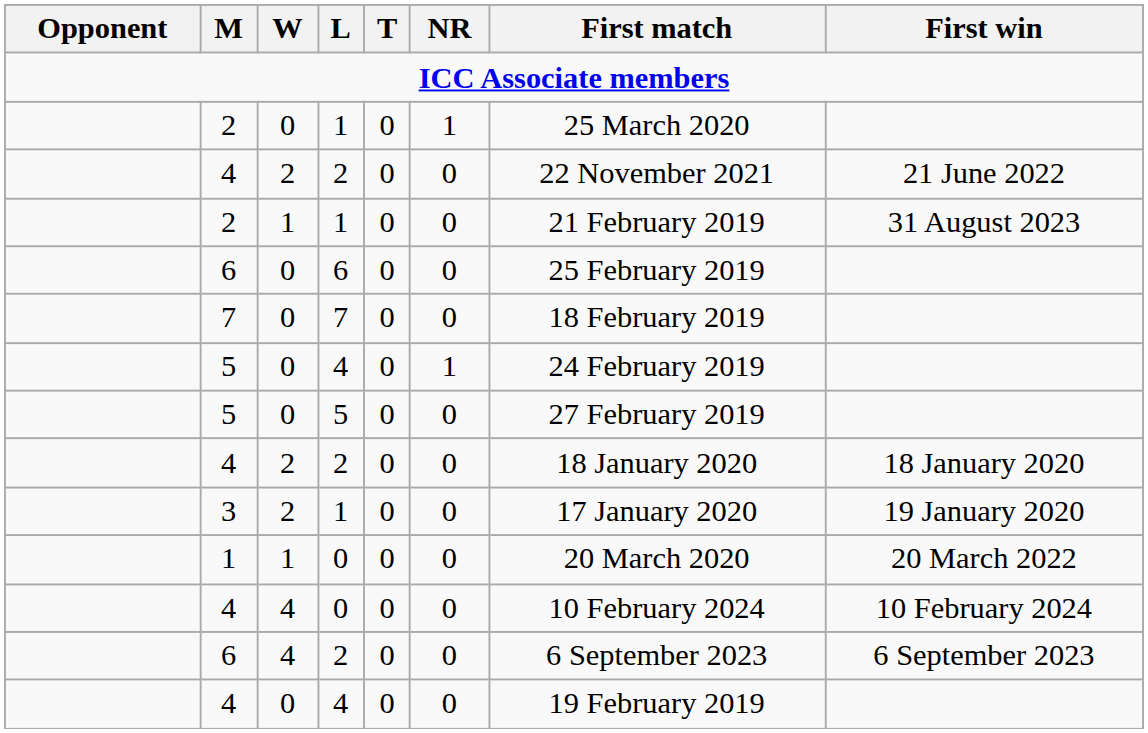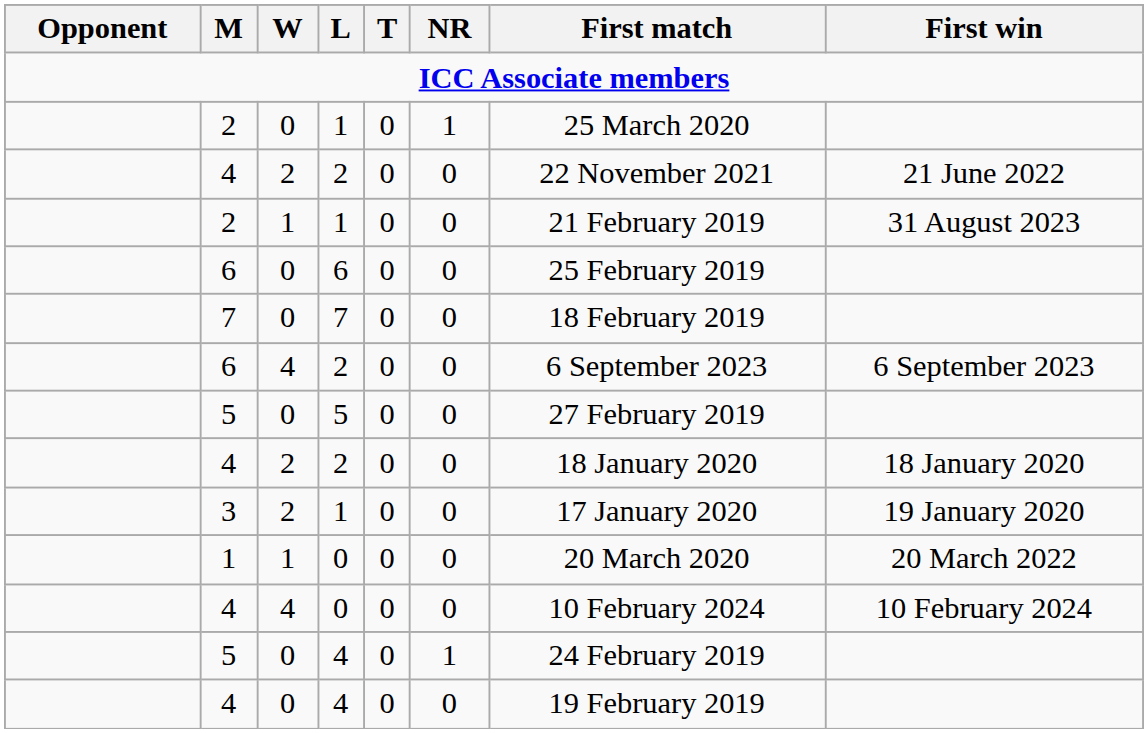rows swapped: (229, 655) <-> (229, 366)
